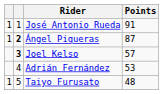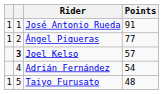(19, 40) bold -> (19, 40) normal
(130, 40) 87 -> (130, 40) 77
(130, 68) 53 -> (130, 68) 54
